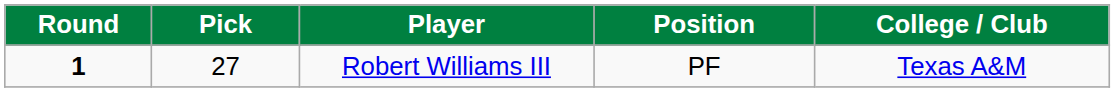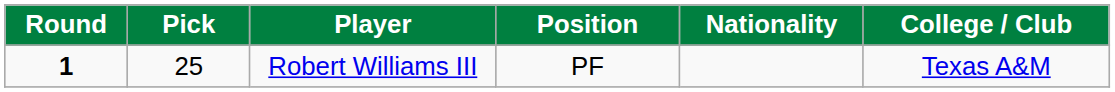+ column: (772, 24)
(226, 65) 27 -> (189, 65) 25
